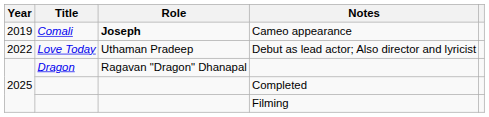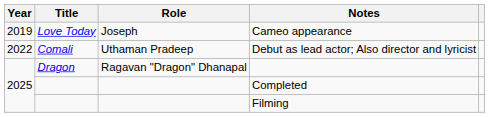(55, 31) Comali -> (67, 31) Love Today
(121, 31) bold -> (119, 31) normal
(67, 49) Love Today -> (55, 49) Comali
